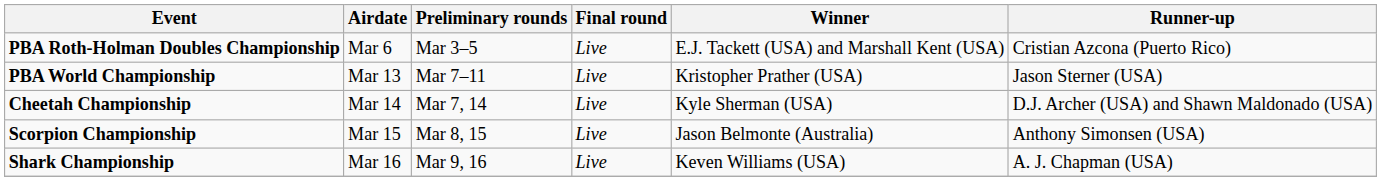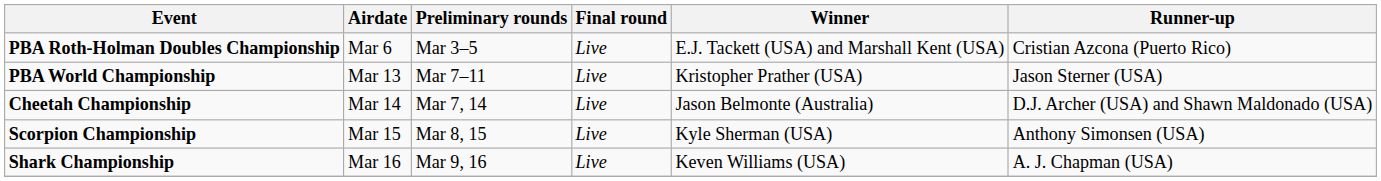(754, 104) Kyle Sherman (USA) -> (774, 104) Jason Belmonte (Australia)
(774, 133) Jason Belmonte (Australia) -> (754, 133) Kyle Sherman (USA)
